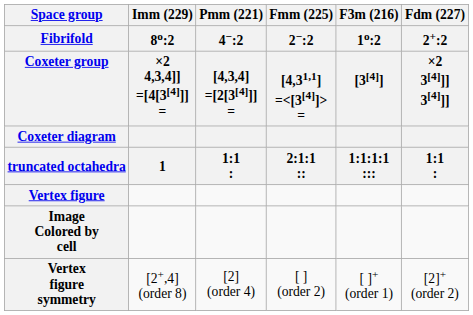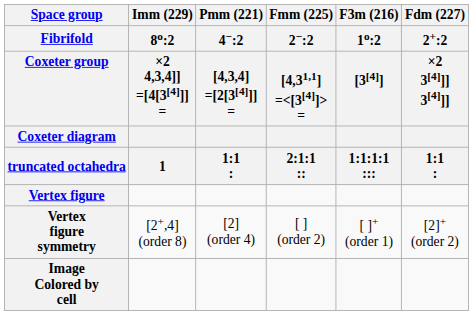rows swapped: (67, 284) <-> (67, 232)
